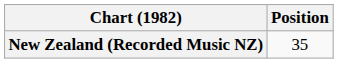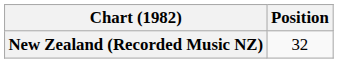(300, 44) 35 -> (300, 44) 32
